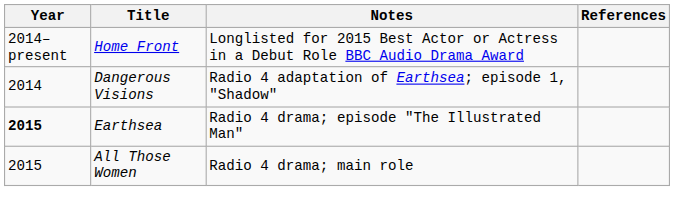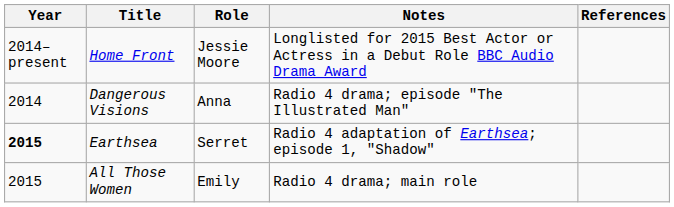+ column: (232, 16)
(388, 87) Radio 4 adaptation of Earthsea; episode 1, "Shadow" -> (388, 103) Radio 4 drama; episode "The Illustrated Man"
(375, 126) Radio 4 drama; episode "The Illustrated Man" -> (405, 143) Radio 4 adaptation of Earthsea; episode 1, "Shadow"
